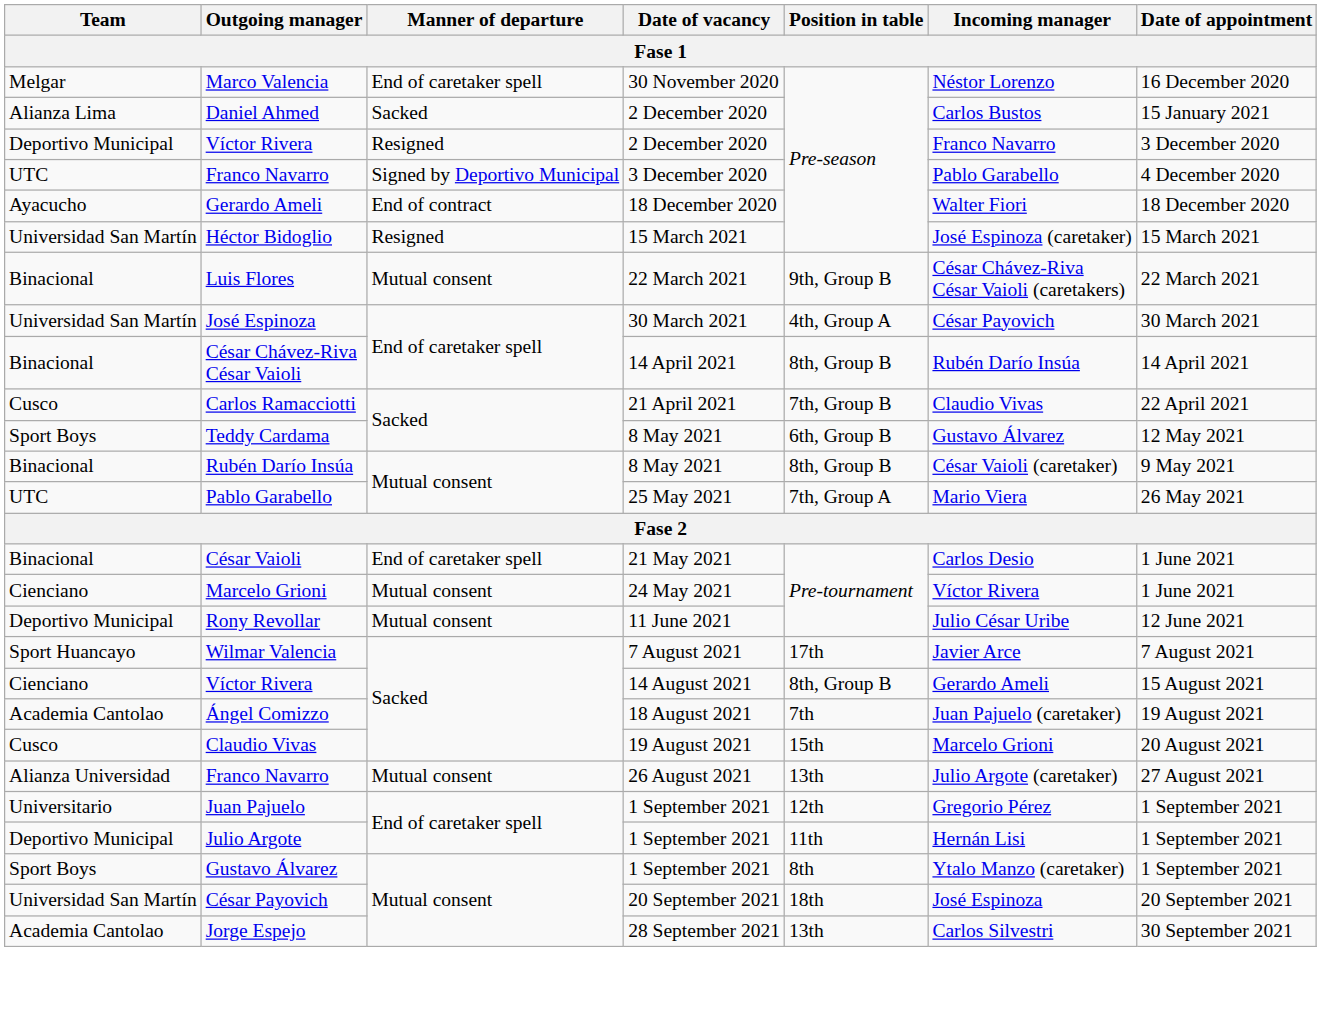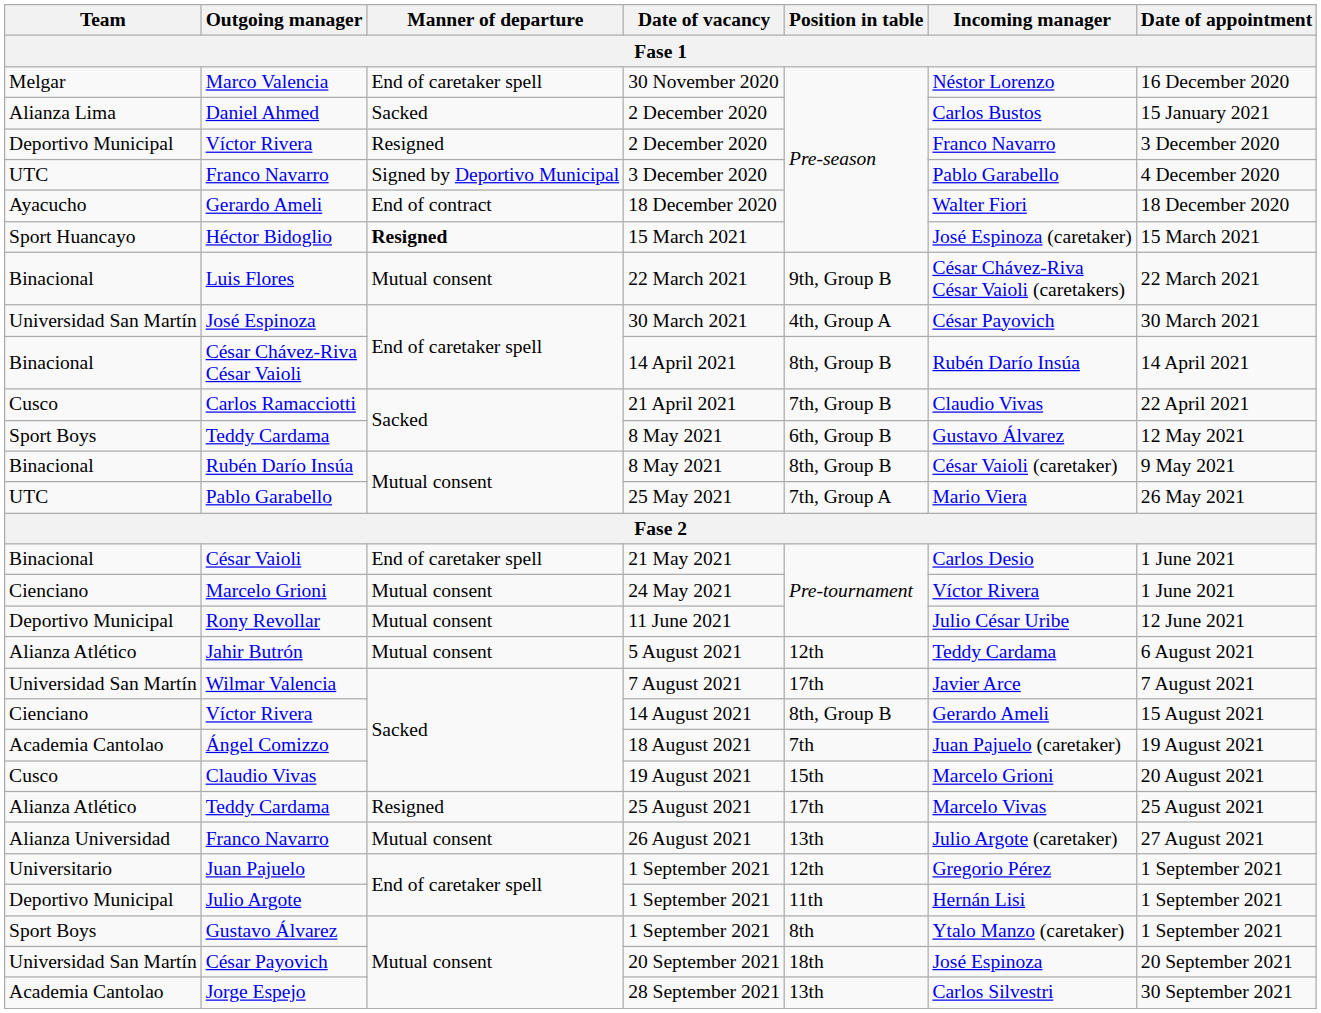(103, 236) Universidad San Martín -> (72, 236) Sport Huancayo
(408, 236) normal -> (409, 236) bold
+ row: (254, 652)
(72, 652) Sport Huancayo -> (103, 683) Universidad San Martín
+ row: (268, 806)
